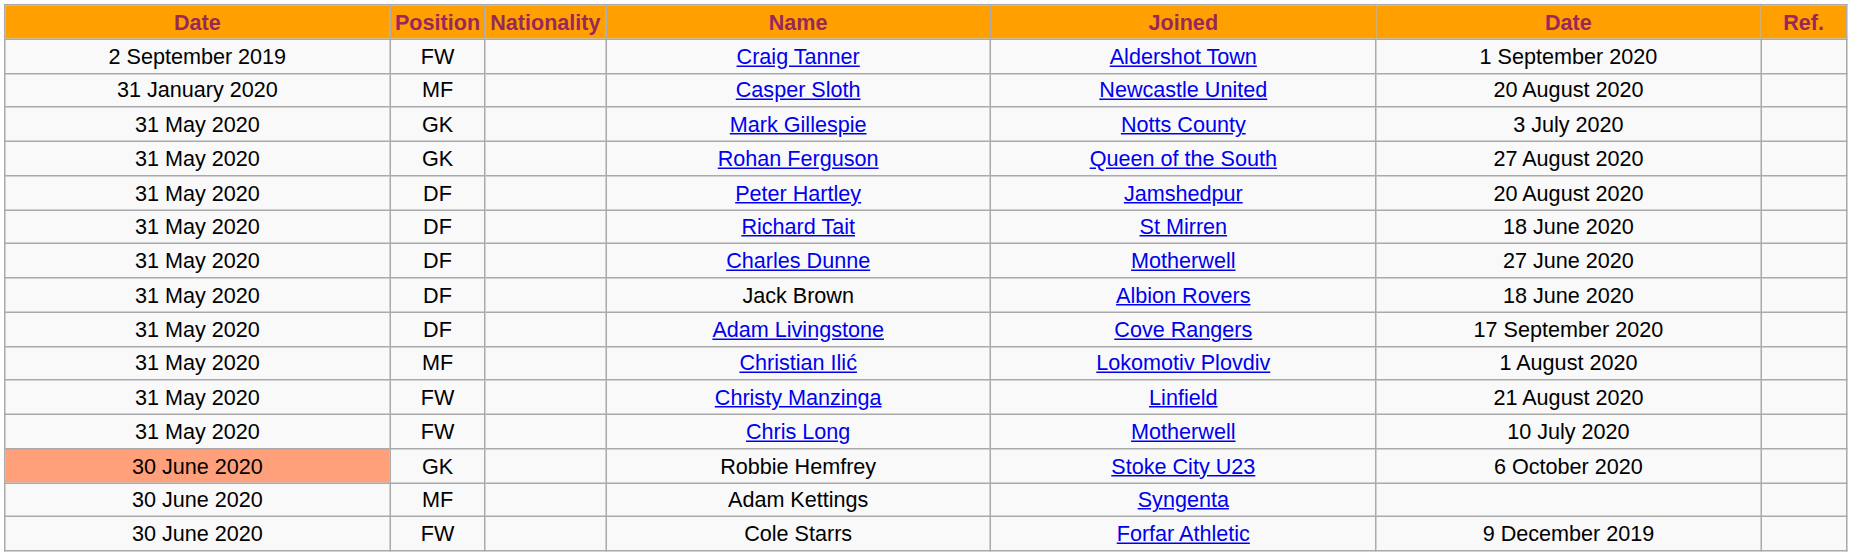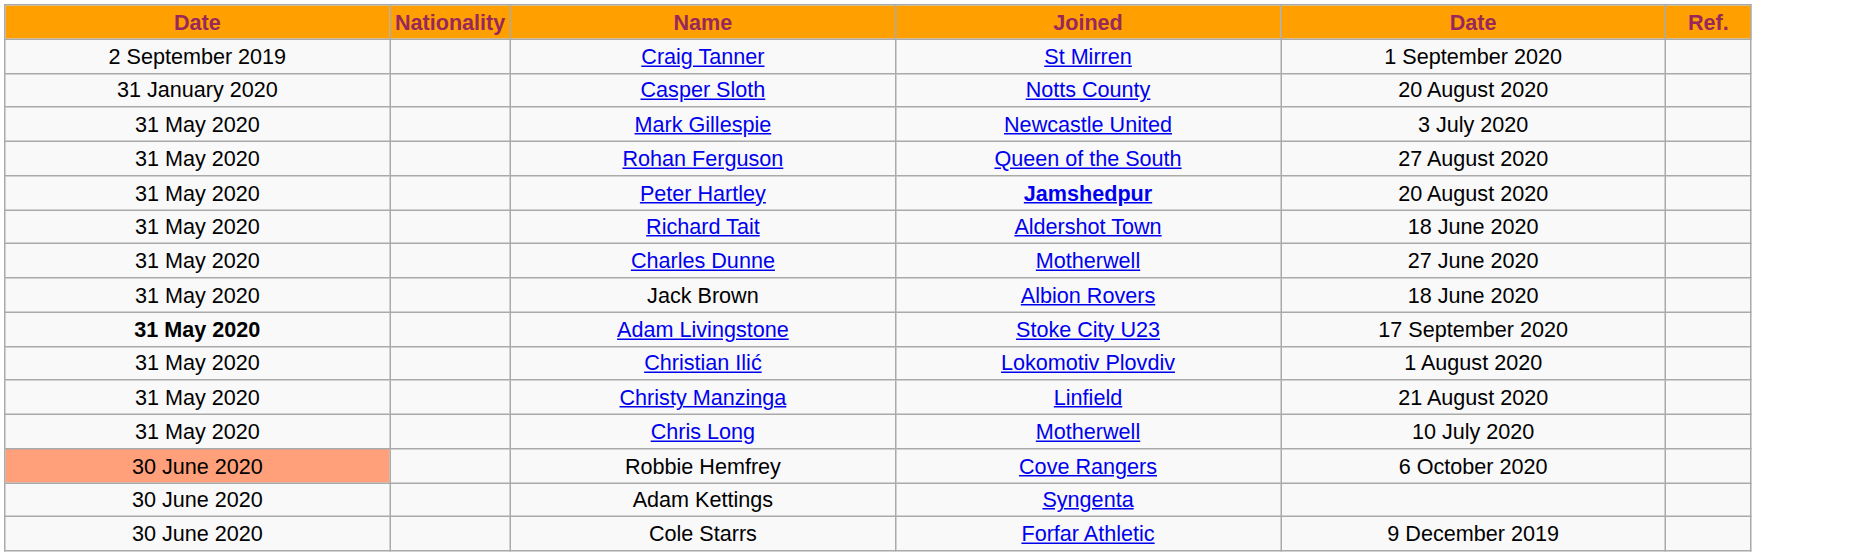- column: (438, 22)
(1183, 56) Aldershot Town -> (1088, 56) St Mirren
(1183, 90) Newcastle United -> (1088, 90) Notts County
(1183, 125) Notts County -> (1088, 125) Newcastle United
(1183, 193) normal -> (1088, 193) bold
(1183, 227) St Mirren -> (1088, 227) Aldershot Town
(197, 329) normal -> (197, 329) bold
(1183, 329) Cove Rangers -> (1088, 329) Stoke City U23
(1183, 466) Stoke City U23 -> (1088, 466) Cove Rangers
